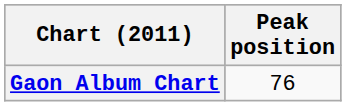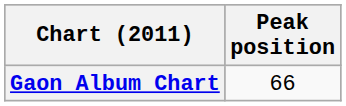(283, 83) 76 -> (283, 83) 66
